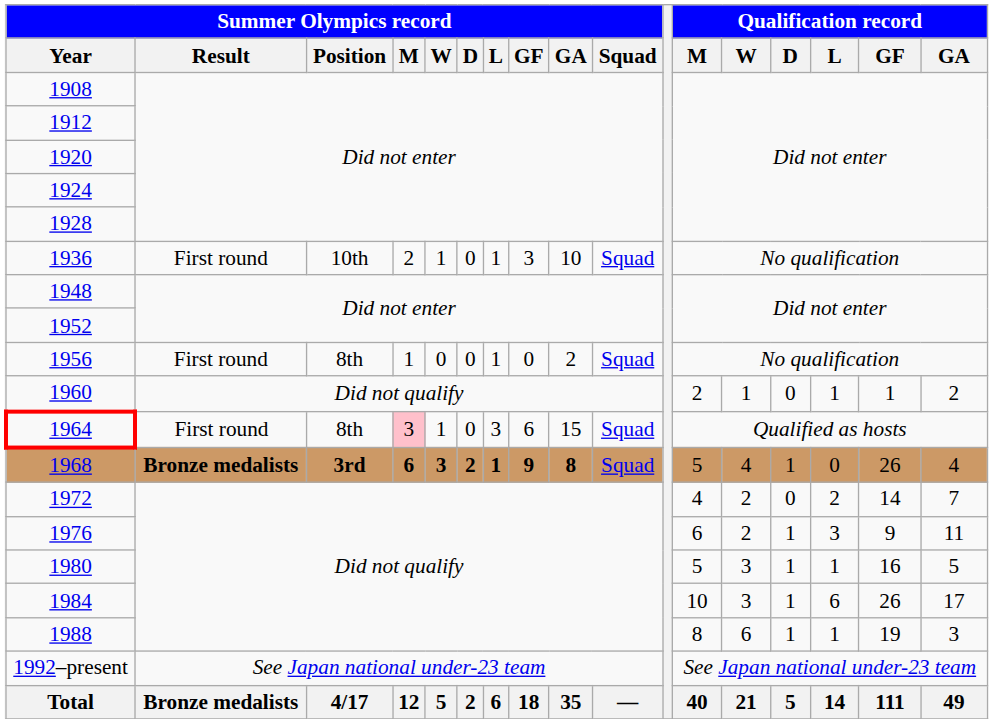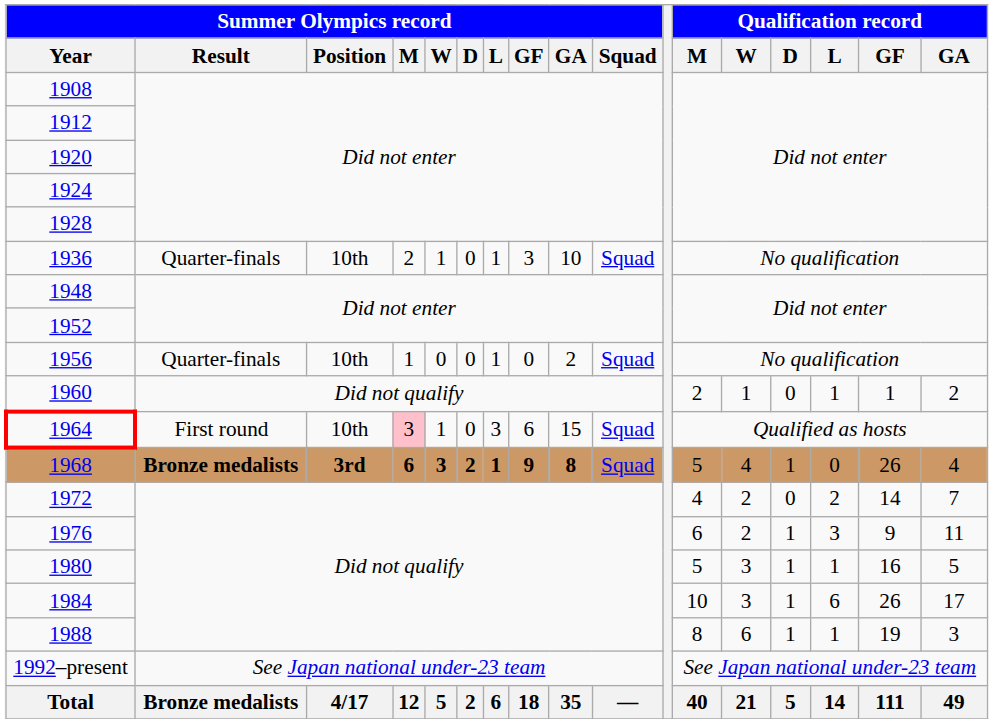(221, 257) First round -> (221, 257) Quarter-finals
(221, 358) First round -> (221, 358) Quarter-finals
(350, 358) 8th -> (350, 358) 10th
(350, 429) 8th -> (350, 429) 10th
